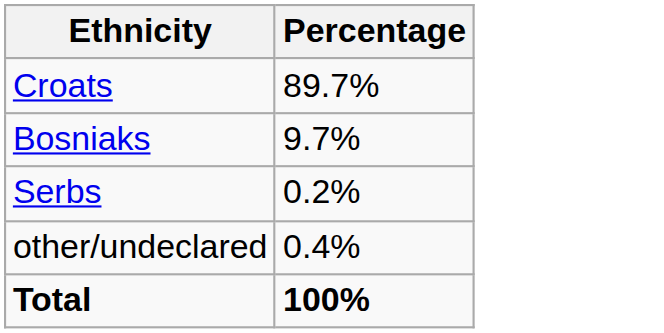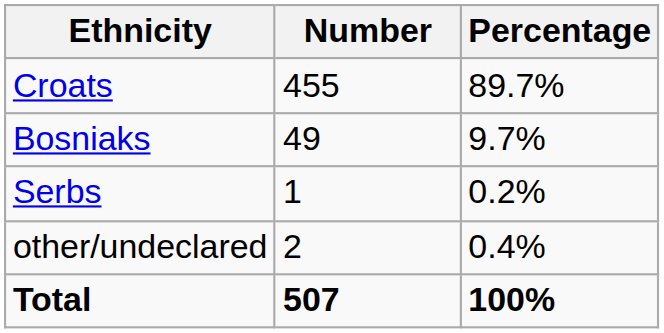+ column: (368, 31)
